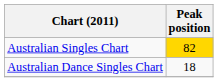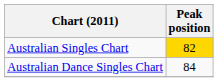(189, 67) 18 -> (189, 67) 84
